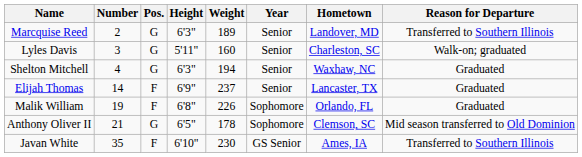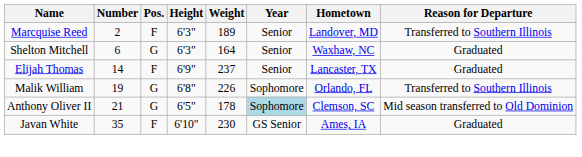(154, 32) G -> (154, 32) F
- row: (49, 50)
(118, 69) 4 -> (118, 50) 6
(226, 69) 194 -> (226, 50) 164
(154, 106) F -> (154, 87) G
(480, 106) Graduated -> (478, 87) Transferred to Southern Illinois
(277, 124) no background -> (277, 106) lightblue background
(480, 143) Transferred to Southern Illinois -> (478, 124) Graduated
